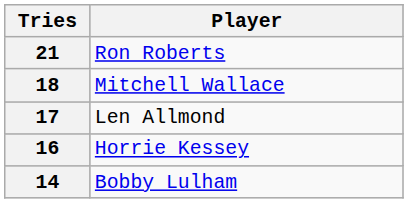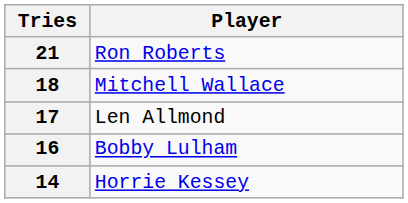(172, 150) Horrie Kessey -> (166, 150) Bobby Lulham
(166, 182) Bobby Lulham -> (172, 182) Horrie Kessey
